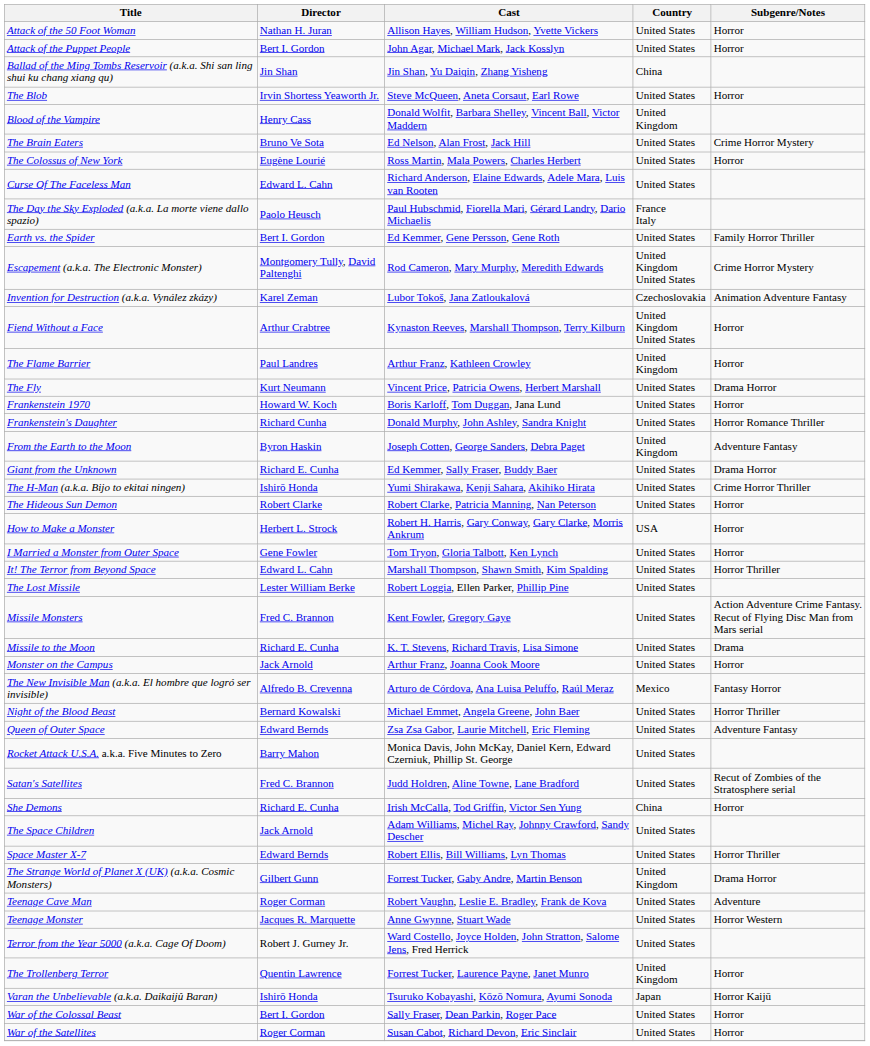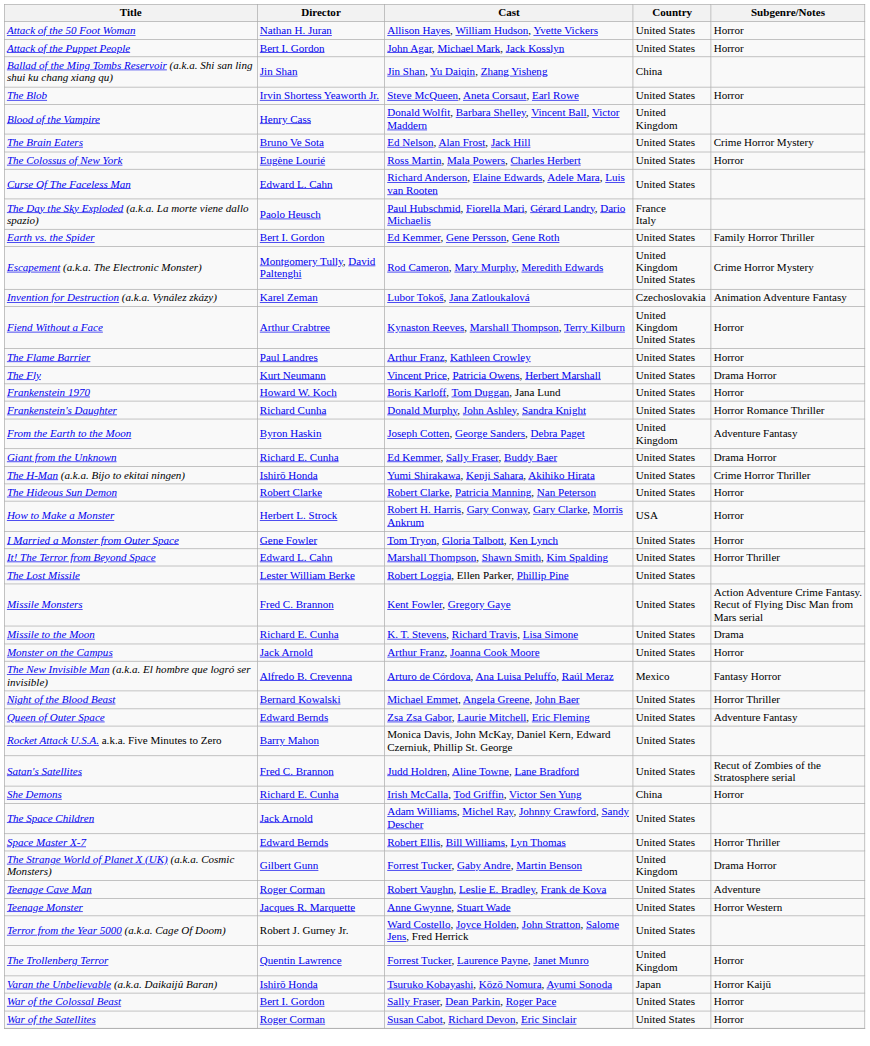(657, 363) United Kingdom -> (665, 357) United States
